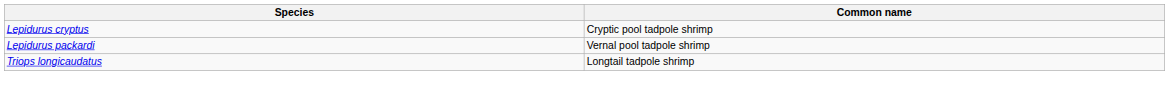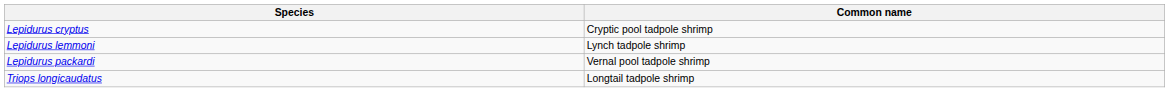+ row: (51, 45)
